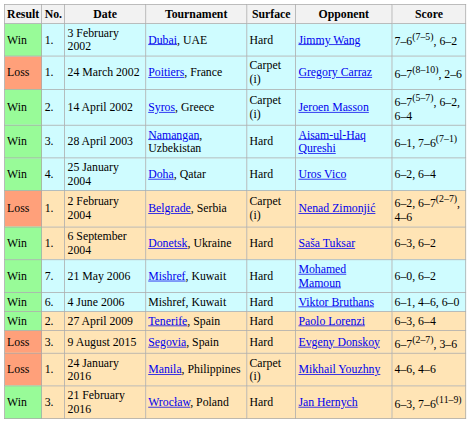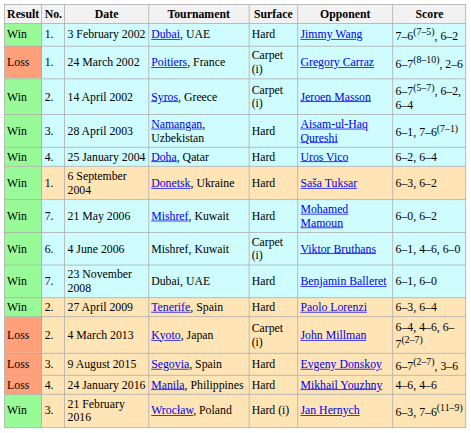- row: (93, 208)
(261, 301) Hard -> (267, 248) Carpet (i)
+ row: (100, 281)
+ row: (101, 334)
(49, 369) 1. -> (49, 384) 4.
(265, 369) Carpet (i) -> (263, 384) Hard
(261, 401) Hard -> (270, 410) Hard (i)
